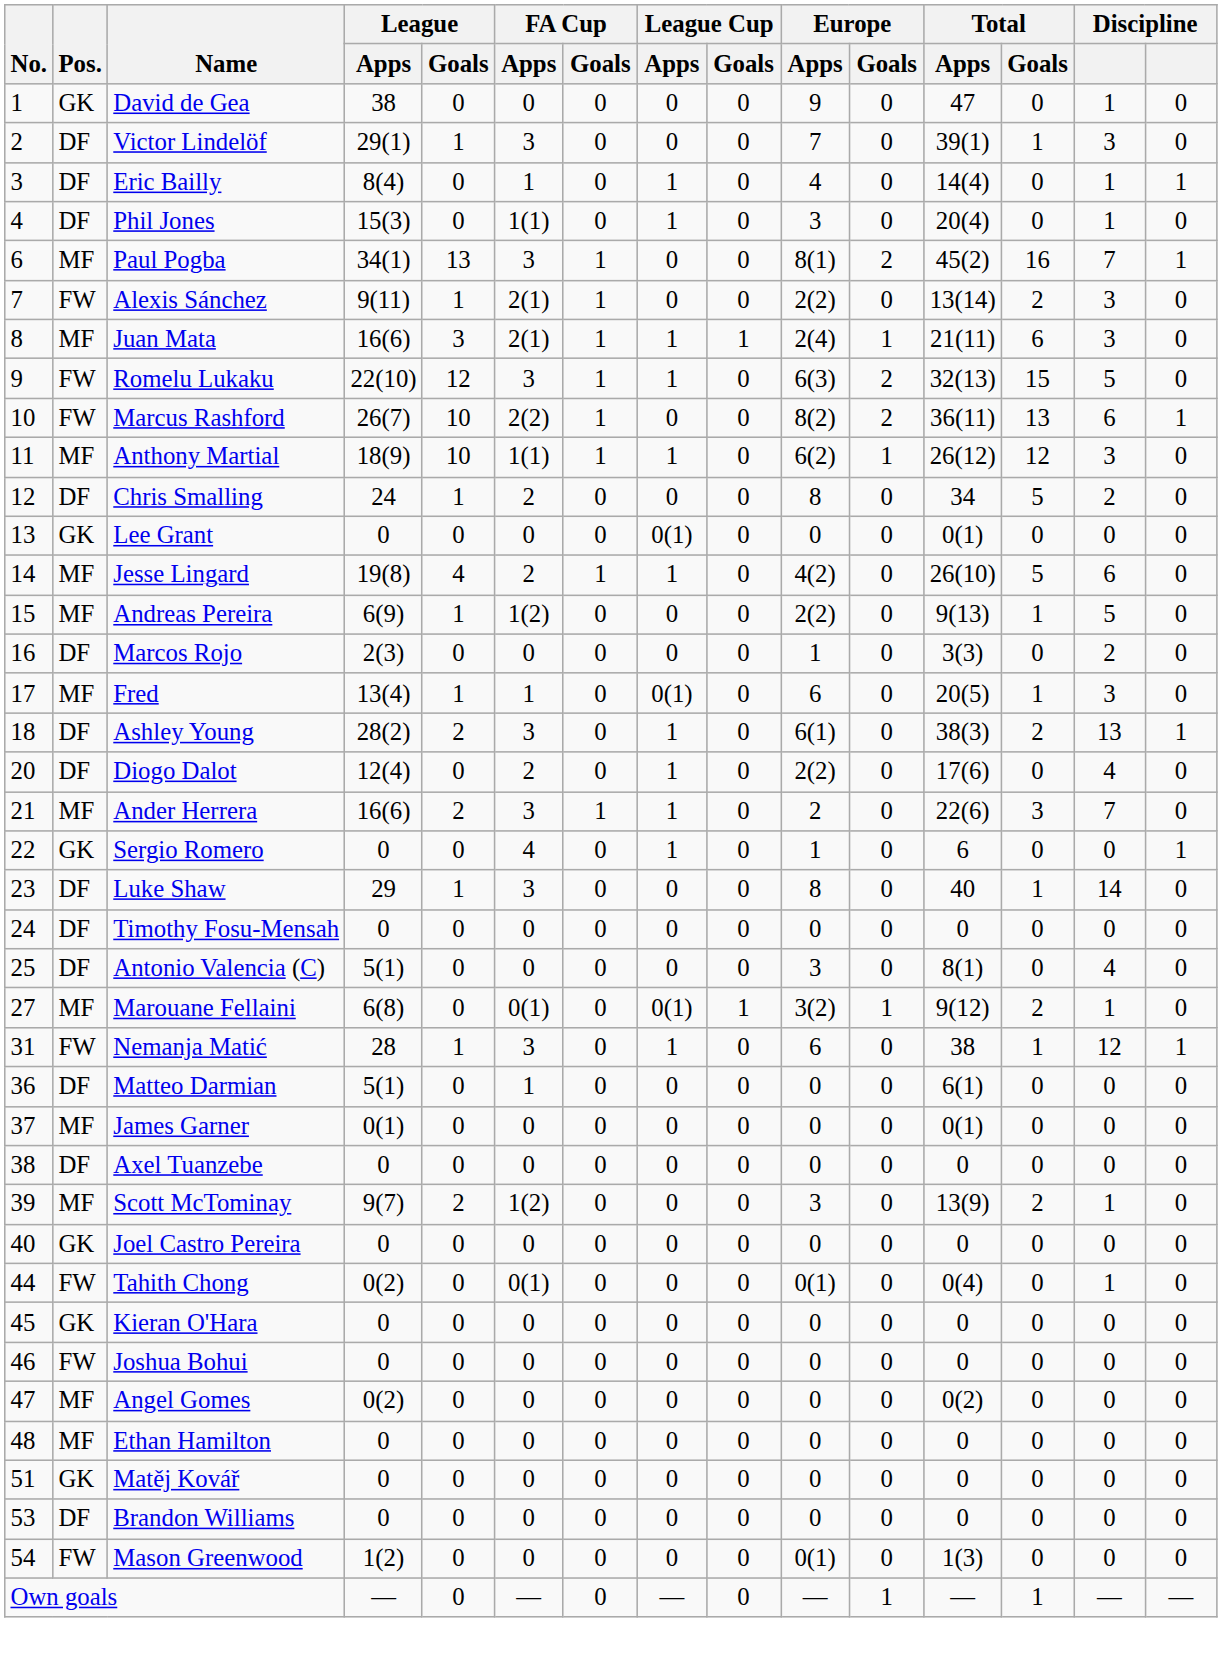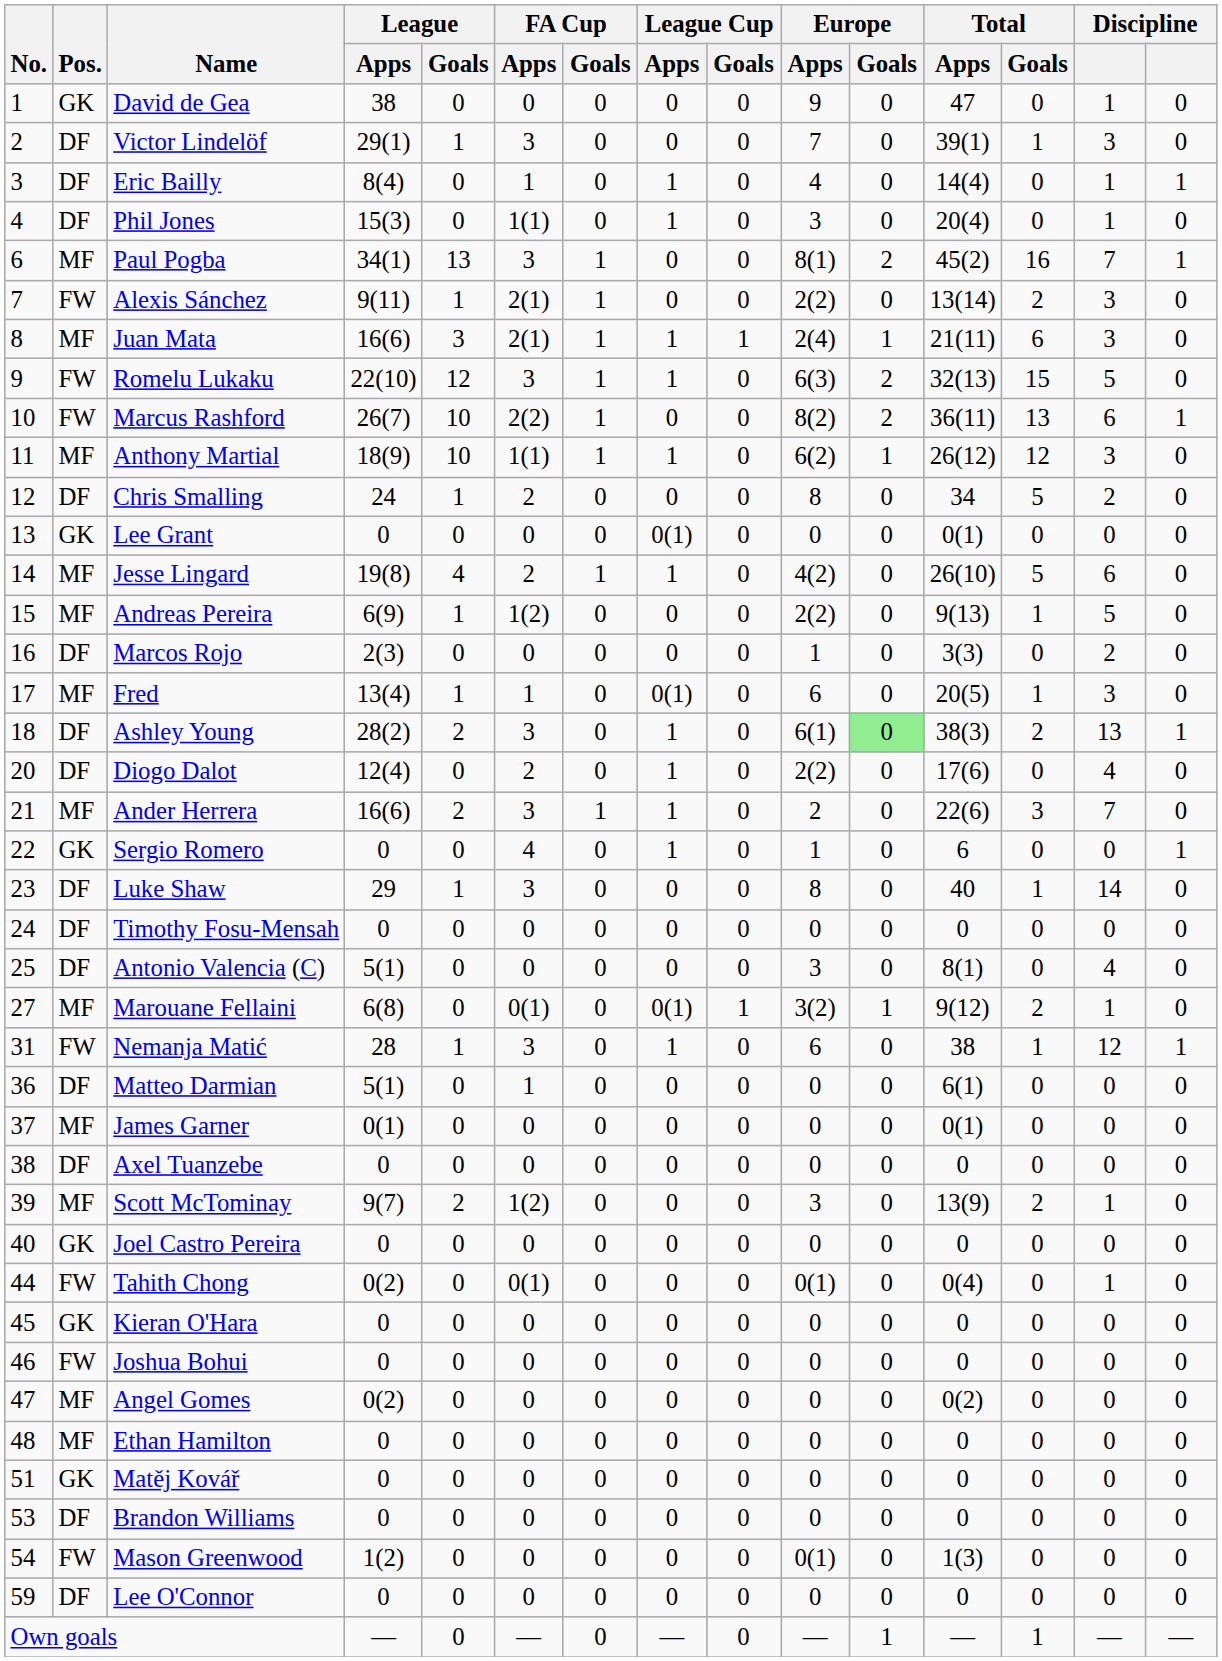(887, 732) no background -> (887, 732) lightgreen background
+ row: (183, 1597)
